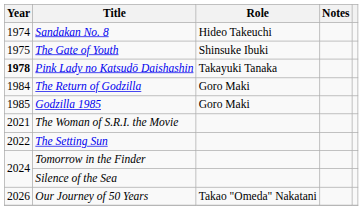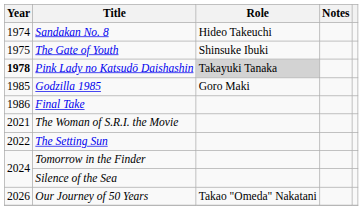(238, 68) no background -> (238, 68) lightgrey background
- row: (88, 86)
+ row: (60, 104)
